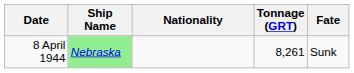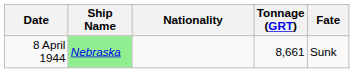(290, 51) 8,261 -> (290, 51) 8,661
